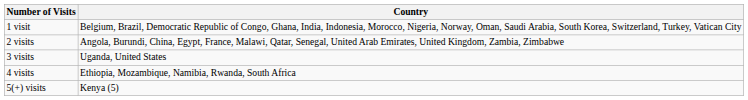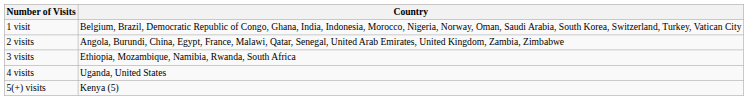(123, 57) Uganda, United States -> (188, 57) Ethiopia, Mozambique, Namibia, Rwanda, South Africa
(188, 73) Ethiopia, Mozambique, Namibia, Rwanda, South Africa -> (123, 73) Uganda, United States
